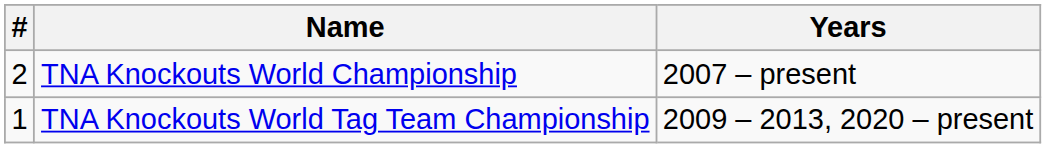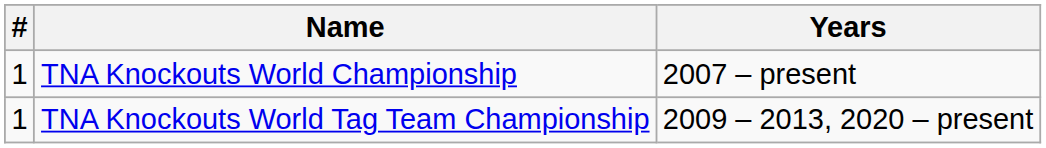(20, 73) 2 -> (20, 73) 1
